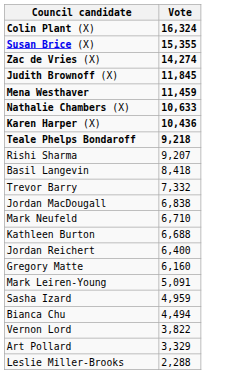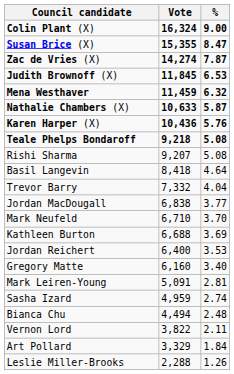+ column: (215, 12)
